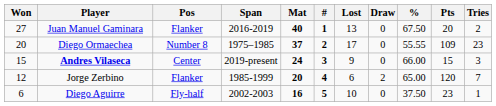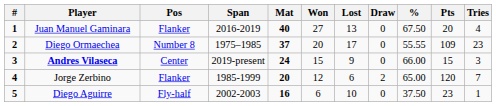columns swapped: (324, 12) <-> (21, 12)
(478, 28) 2 -> (478, 28) 4
